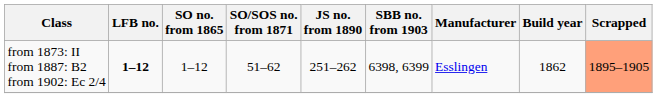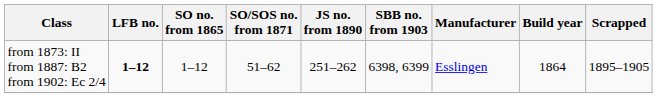(552, 66) 1862 -> (552, 66) 1864
(619, 66) lightsalmon background -> (619, 66) no background
